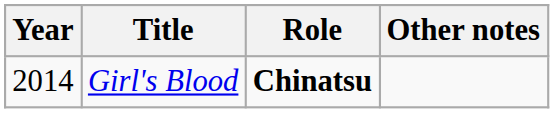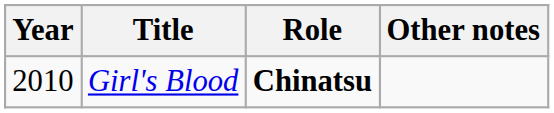(43, 80) 2014 -> (43, 80) 2010
